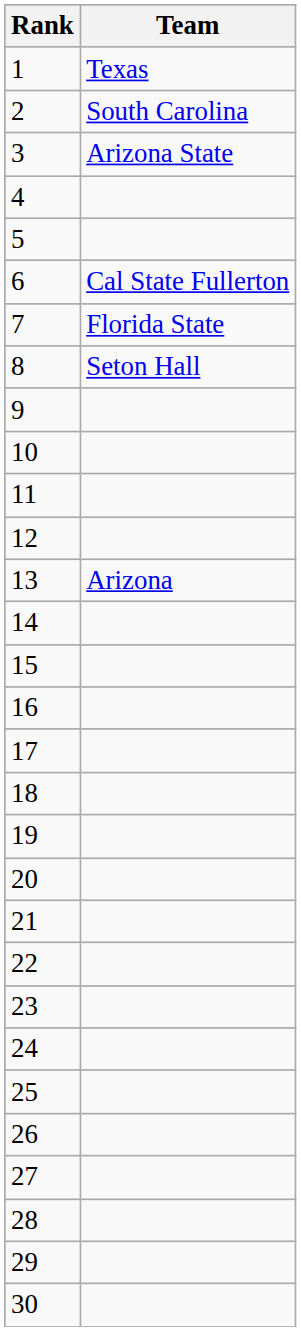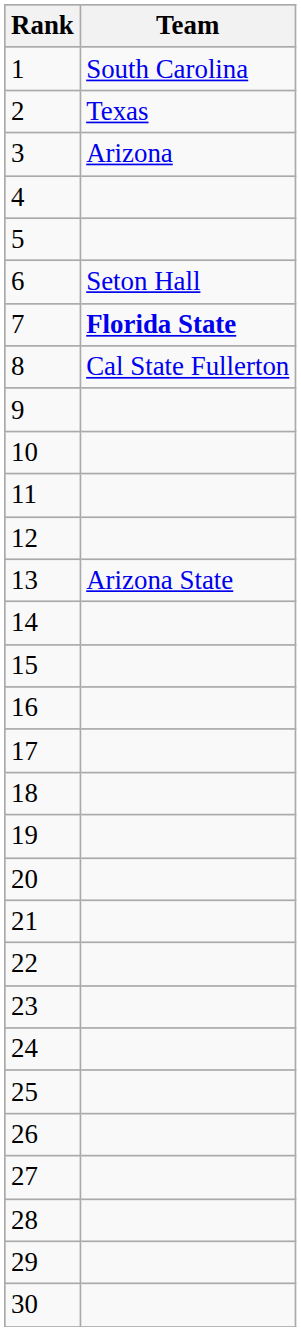(117, 68) Texas -> (167, 68) South Carolina
(167, 111) South Carolina -> (117, 111) Texas
(160, 153) Arizona State -> (129, 153) Arizona
(188, 281) Cal State Fullerton -> (143, 281) Seton Hall
(155, 324) normal -> (161, 324) bold
(143, 366) Seton Hall -> (188, 366) Cal State Fullerton
(129, 580) Arizona -> (160, 580) Arizona State
